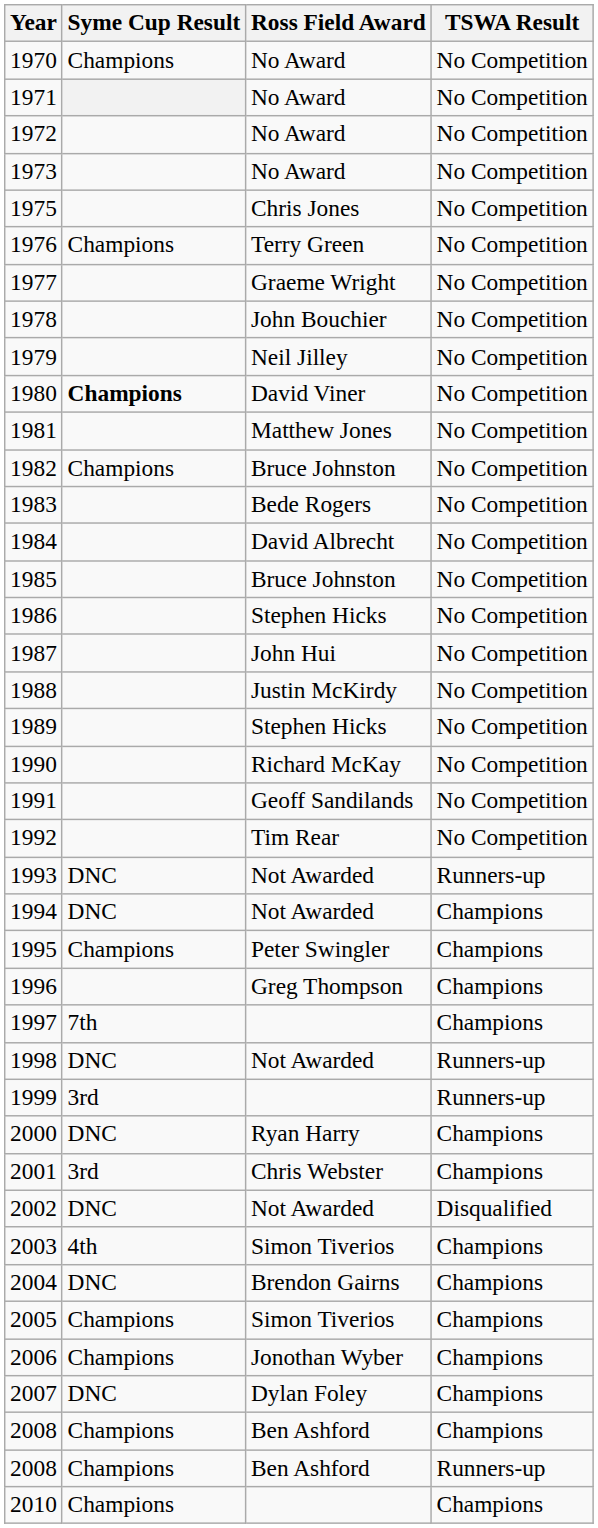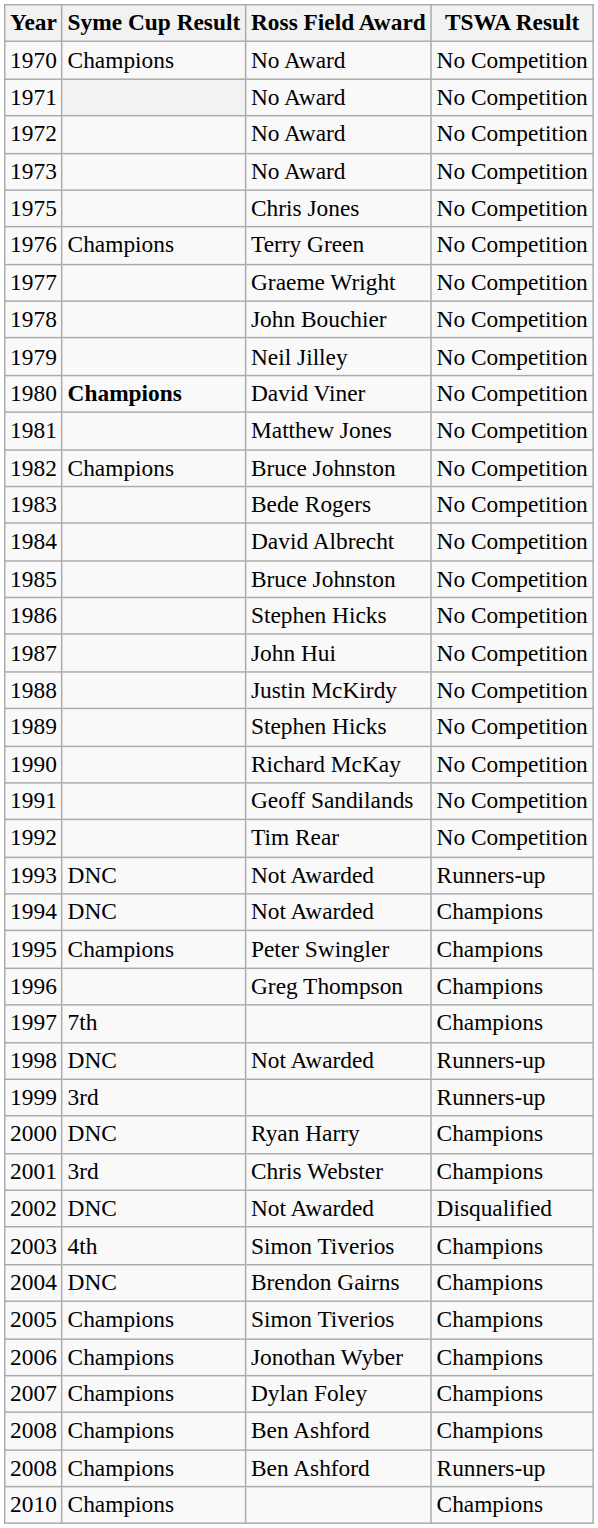(92, 1393) DNC -> (121, 1393) Champions
